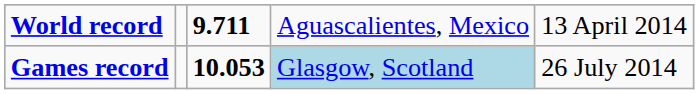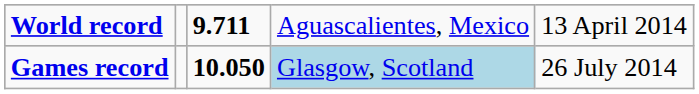(229, 66) 10.053 -> (229, 66) 10.050
